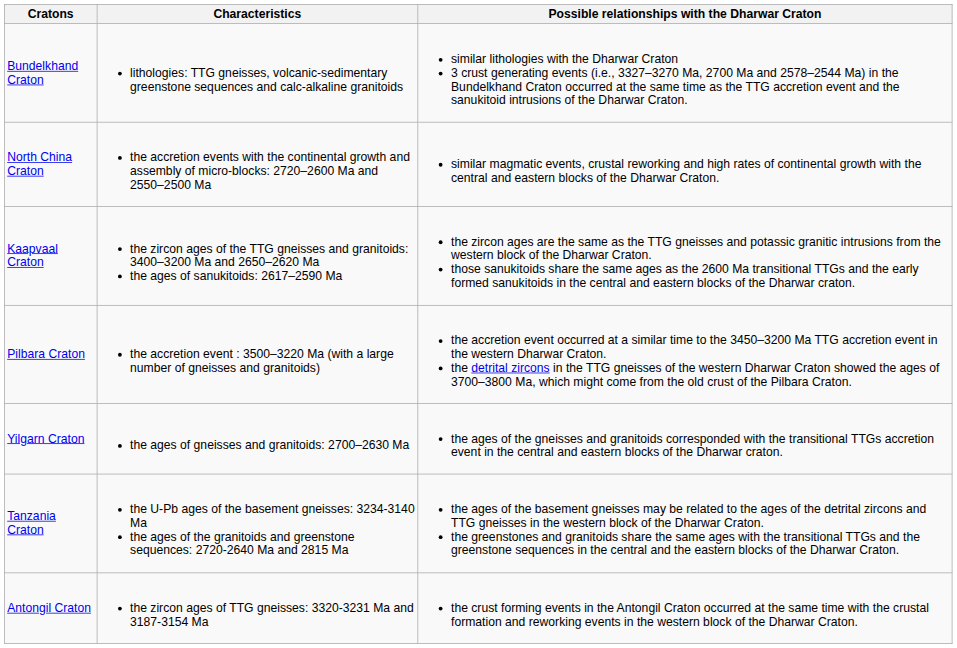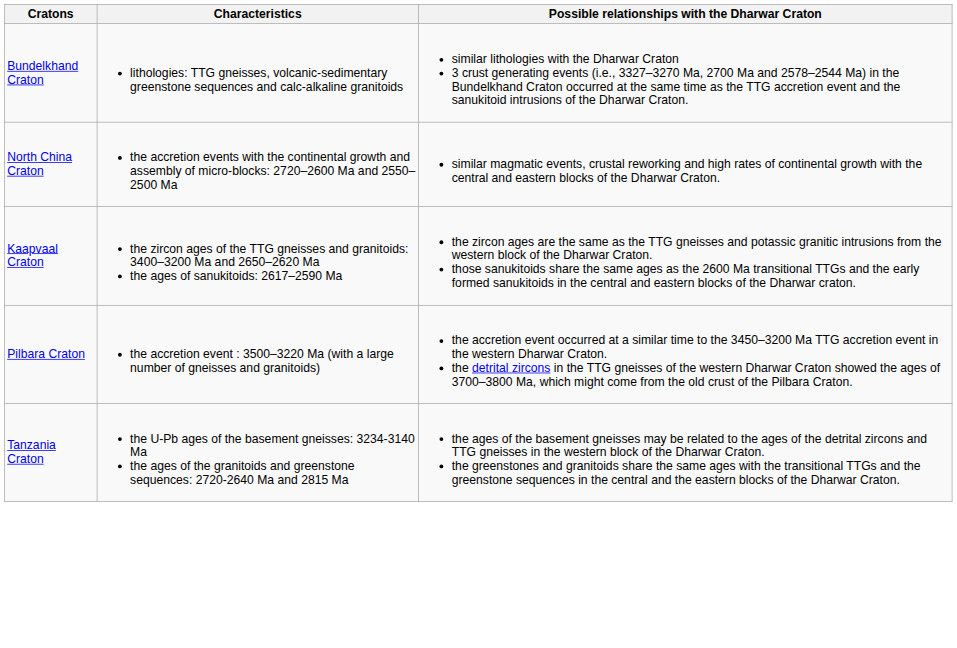- row: (46, 438)
- row: (49, 608)
